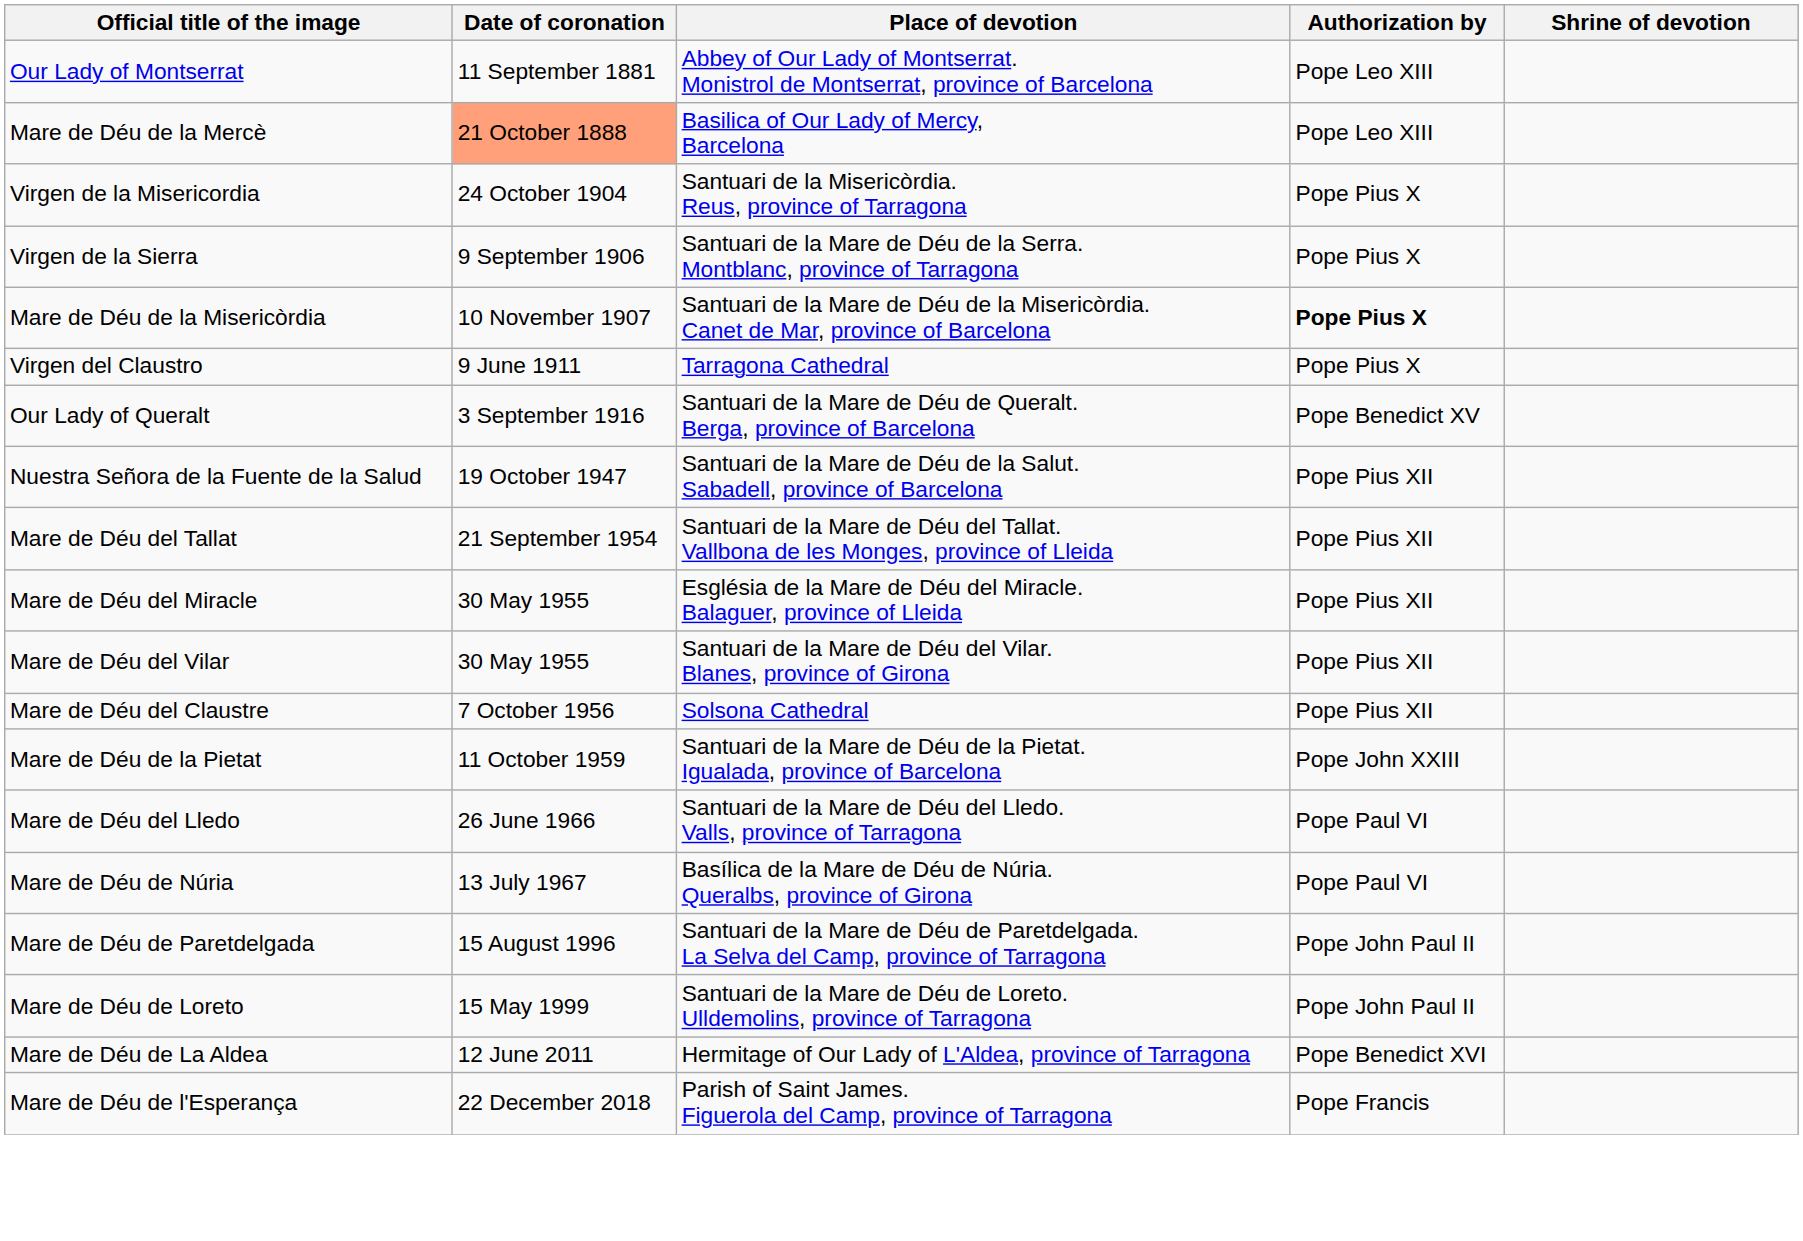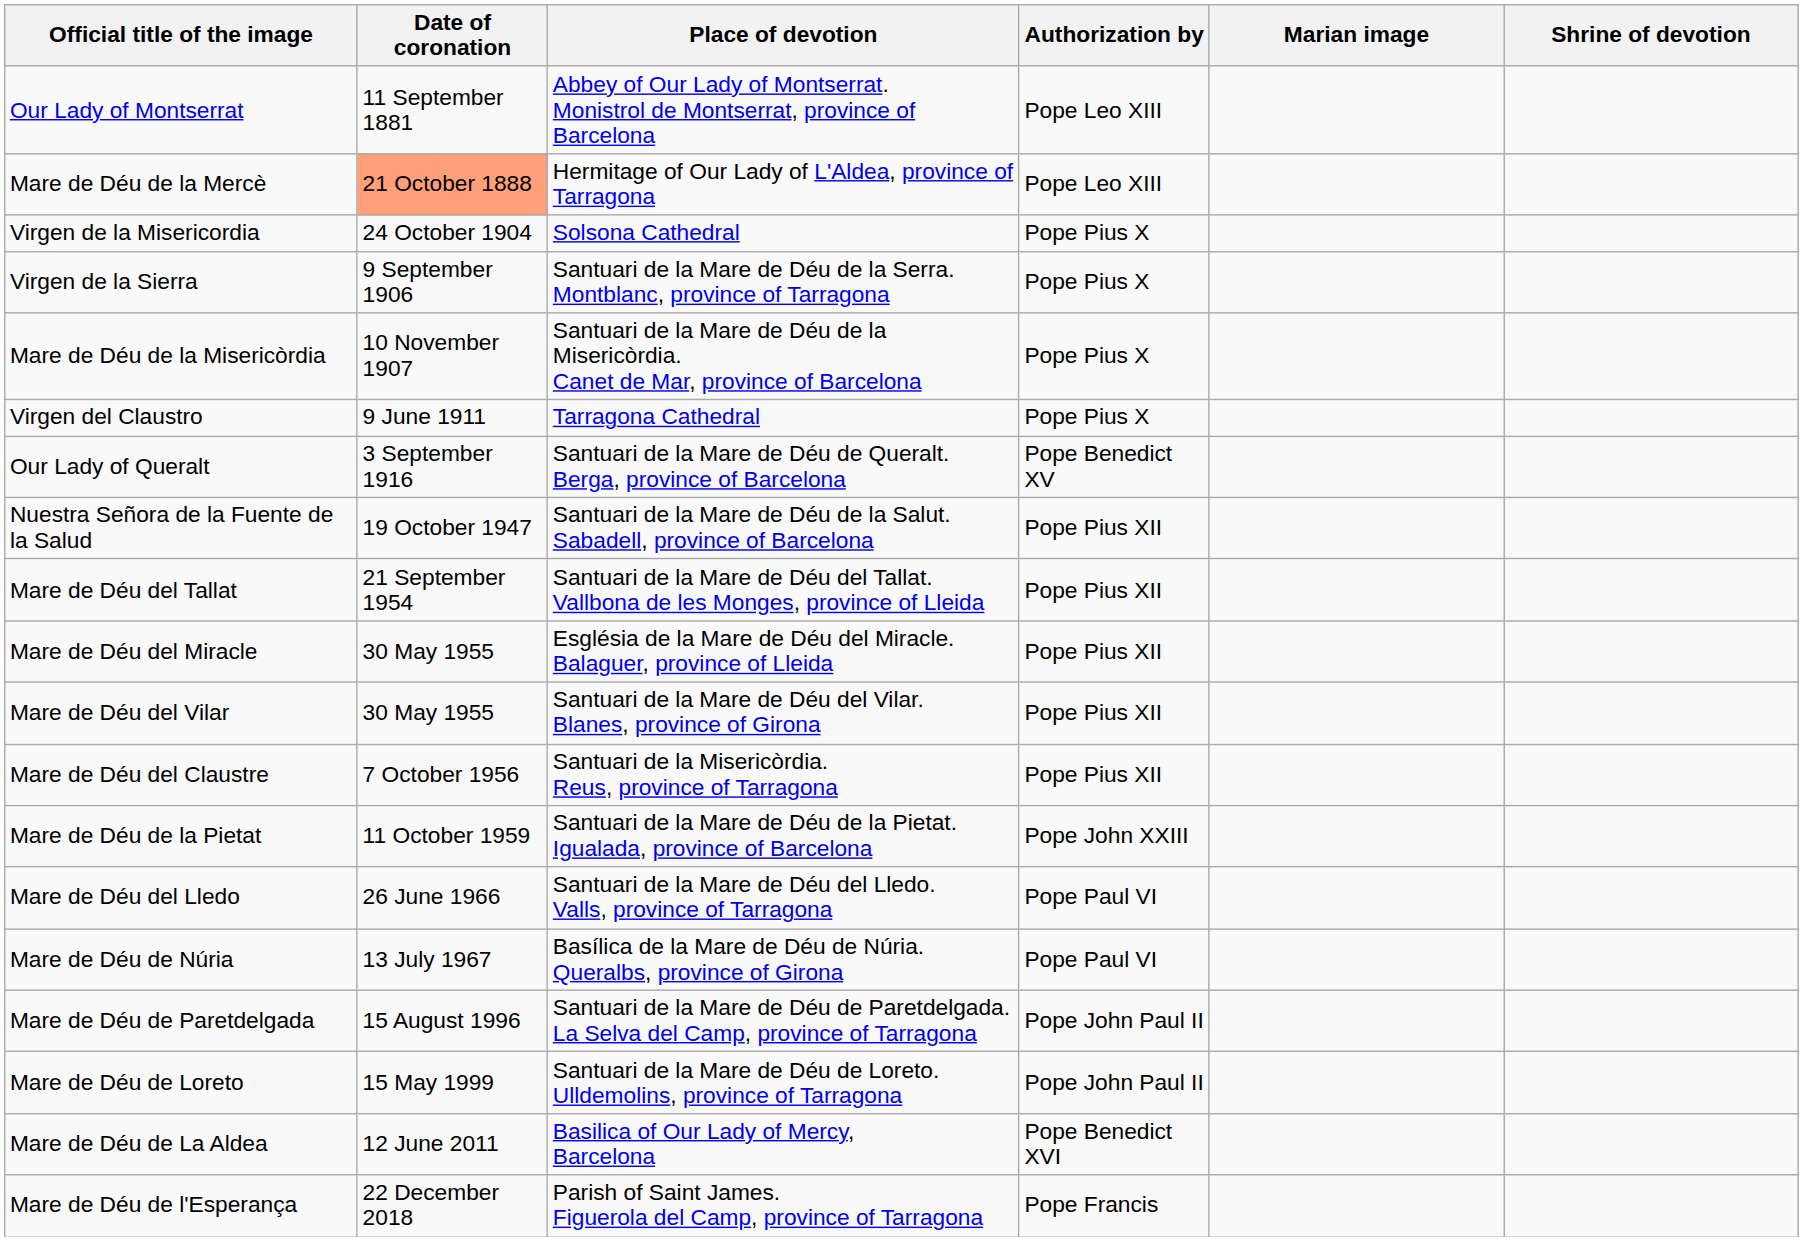+ column: (1356, 35)
(832, 132) Basilica of Our Lady of Mercy, Barcelona -> (783, 184) Hermitage of Our Lady of L'Aldea, province of Tarragona
(824, 194) Santuari de la Misericòrdia. Reus, province of Tarragona -> (646, 232) Solsona Cathedral
(1361, 317) bold -> (1087, 356) normal
(775, 710) Solsona Cathedral -> (695, 774) Santuari de la Misericòrdia. Reus, province of Tarragona
(966, 1054) Hermitage of Our Lady of L'Aldea, province of Tarragona -> (704, 1143) Basilica of Our Lady of Mercy, Barcelona
